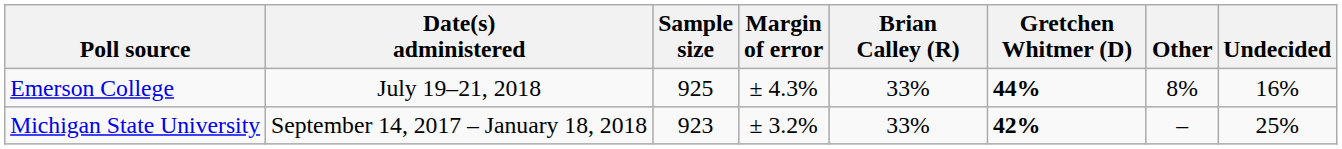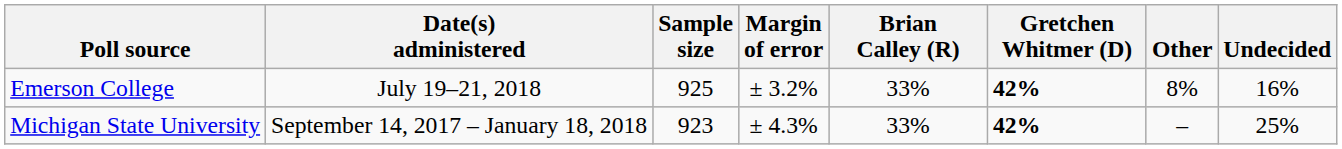(784, 87) ± 4.3% -> (784, 87) ± 3.2%
(1017, 87) 44% -> (1017, 87) 42%
(784, 125) ± 3.2% -> (784, 125) ± 4.3%
